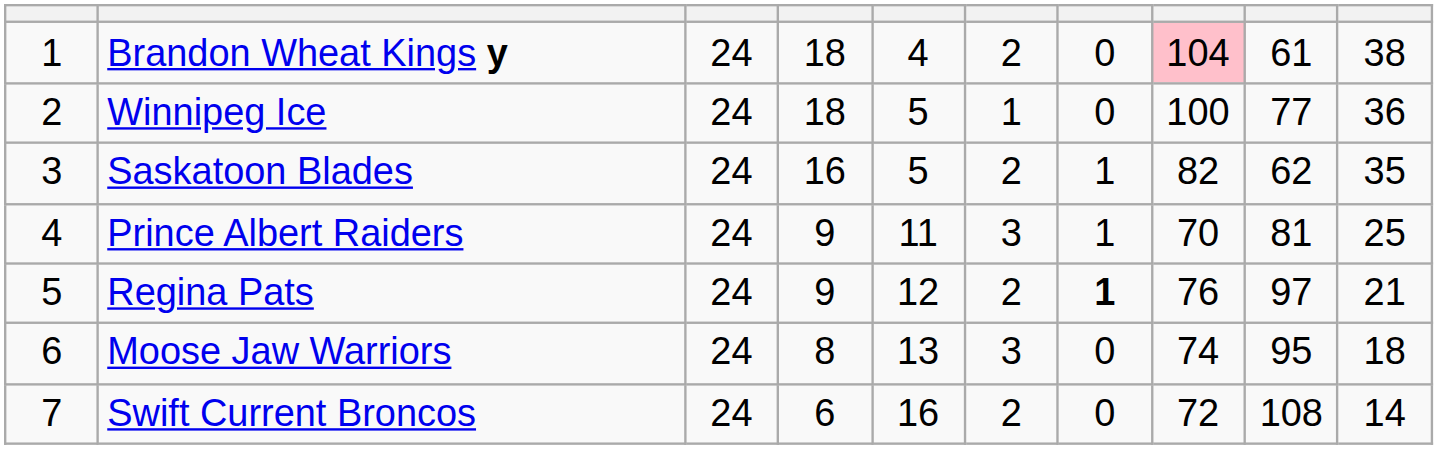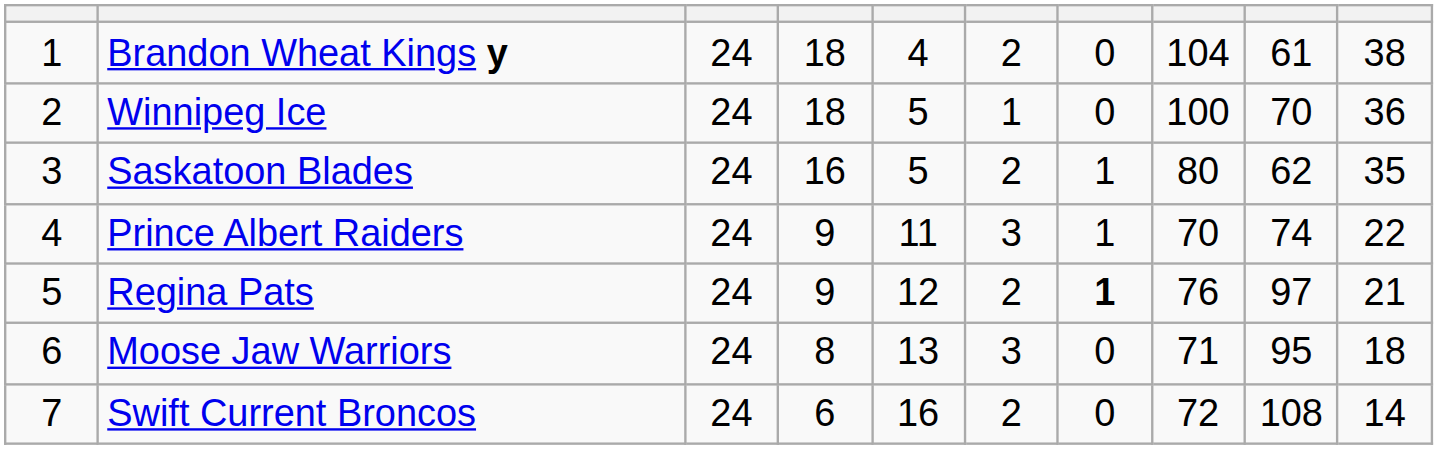(1198, 52) pink background -> (1198, 52) no background
(1291, 112) 77 -> (1291, 112) 70
(1198, 172) 82 -> (1198, 172) 80
(1291, 232) 81 -> (1291, 232) 74
(1385, 232) 25 -> (1385, 232) 22
(1198, 352) 74 -> (1198, 352) 71
